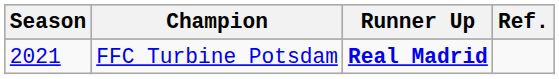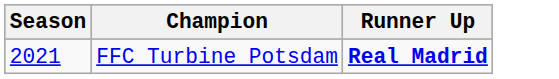- column: (523, 22)
